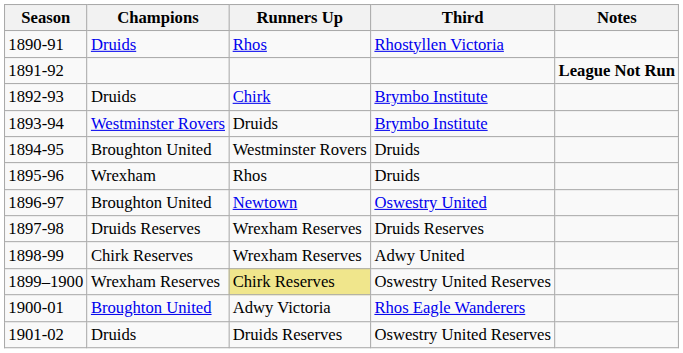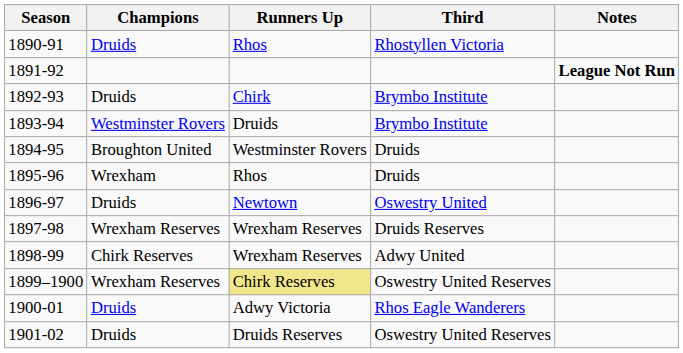(151, 202) Broughton United -> (114, 202) Druids
(146, 228) Druids Reserves -> (155, 228) Wrexham Reserves
(151, 307) Broughton United -> (114, 307) Druids
